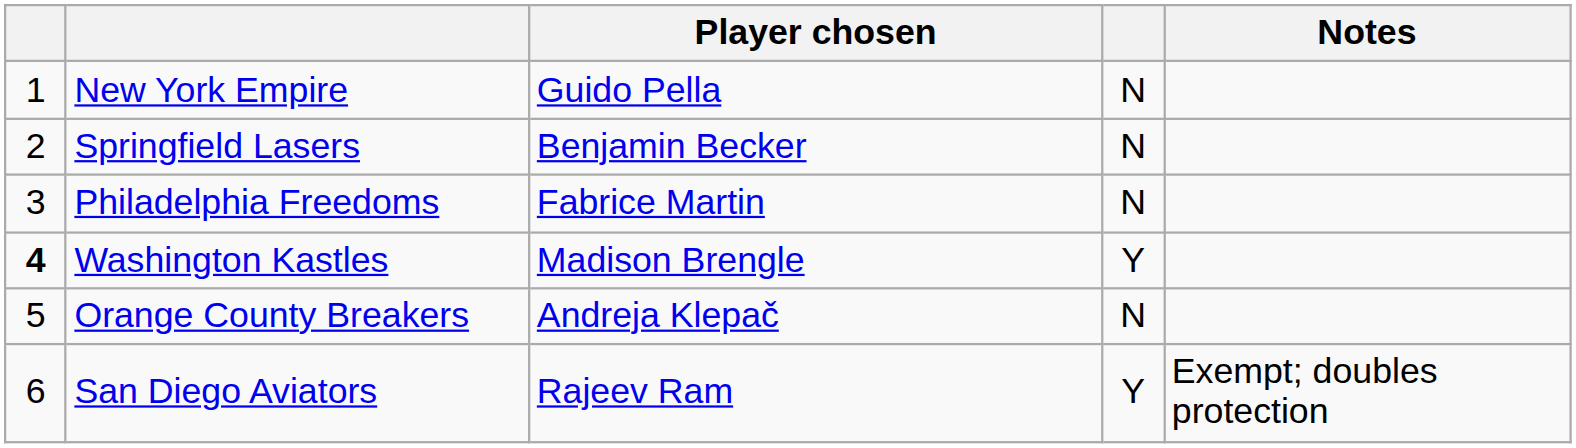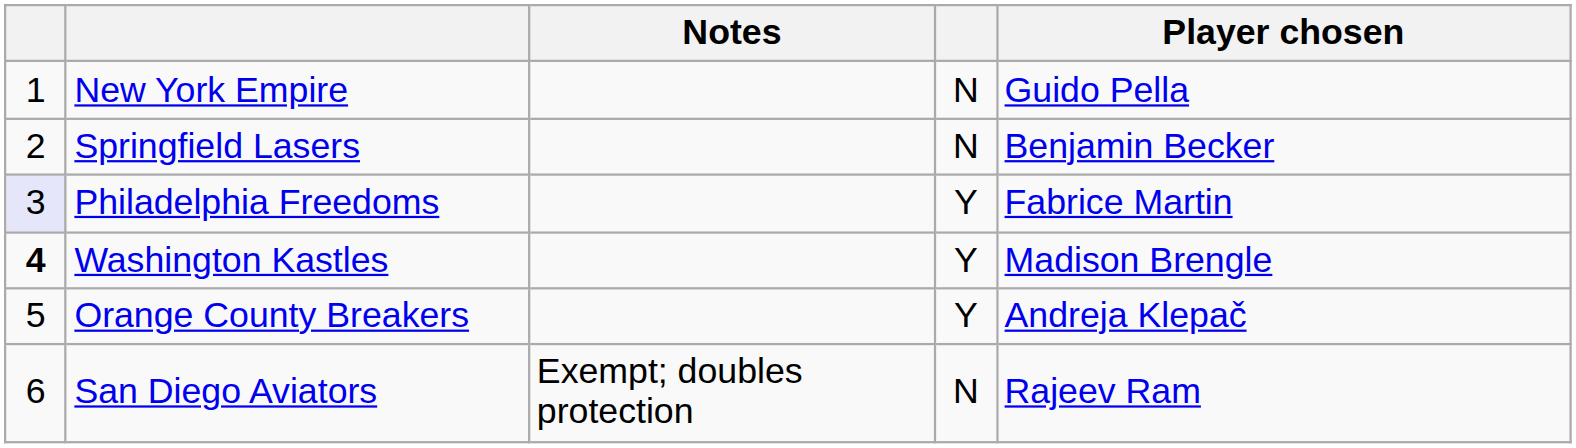columns swapped: (816, 32) <-> (1367, 32)
(36, 202) no background -> (36, 202) lavender background
(1133, 202) N -> (966, 202) Y
(1133, 315) N -> (966, 315) Y
(1133, 392) Y -> (966, 392) N
